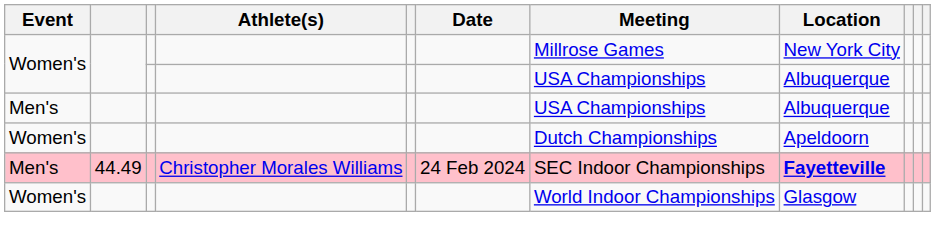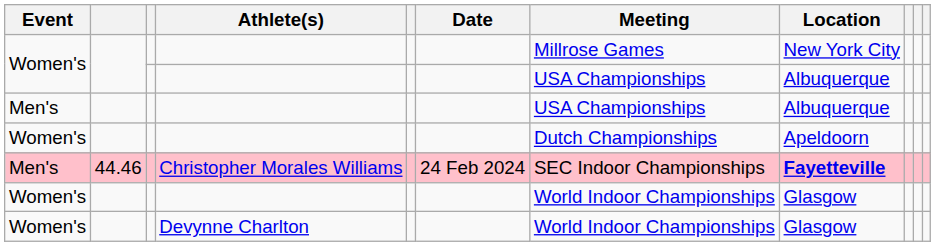(118, 168) 44.49 -> (118, 168) 44.46
+ row: (48, 227)
